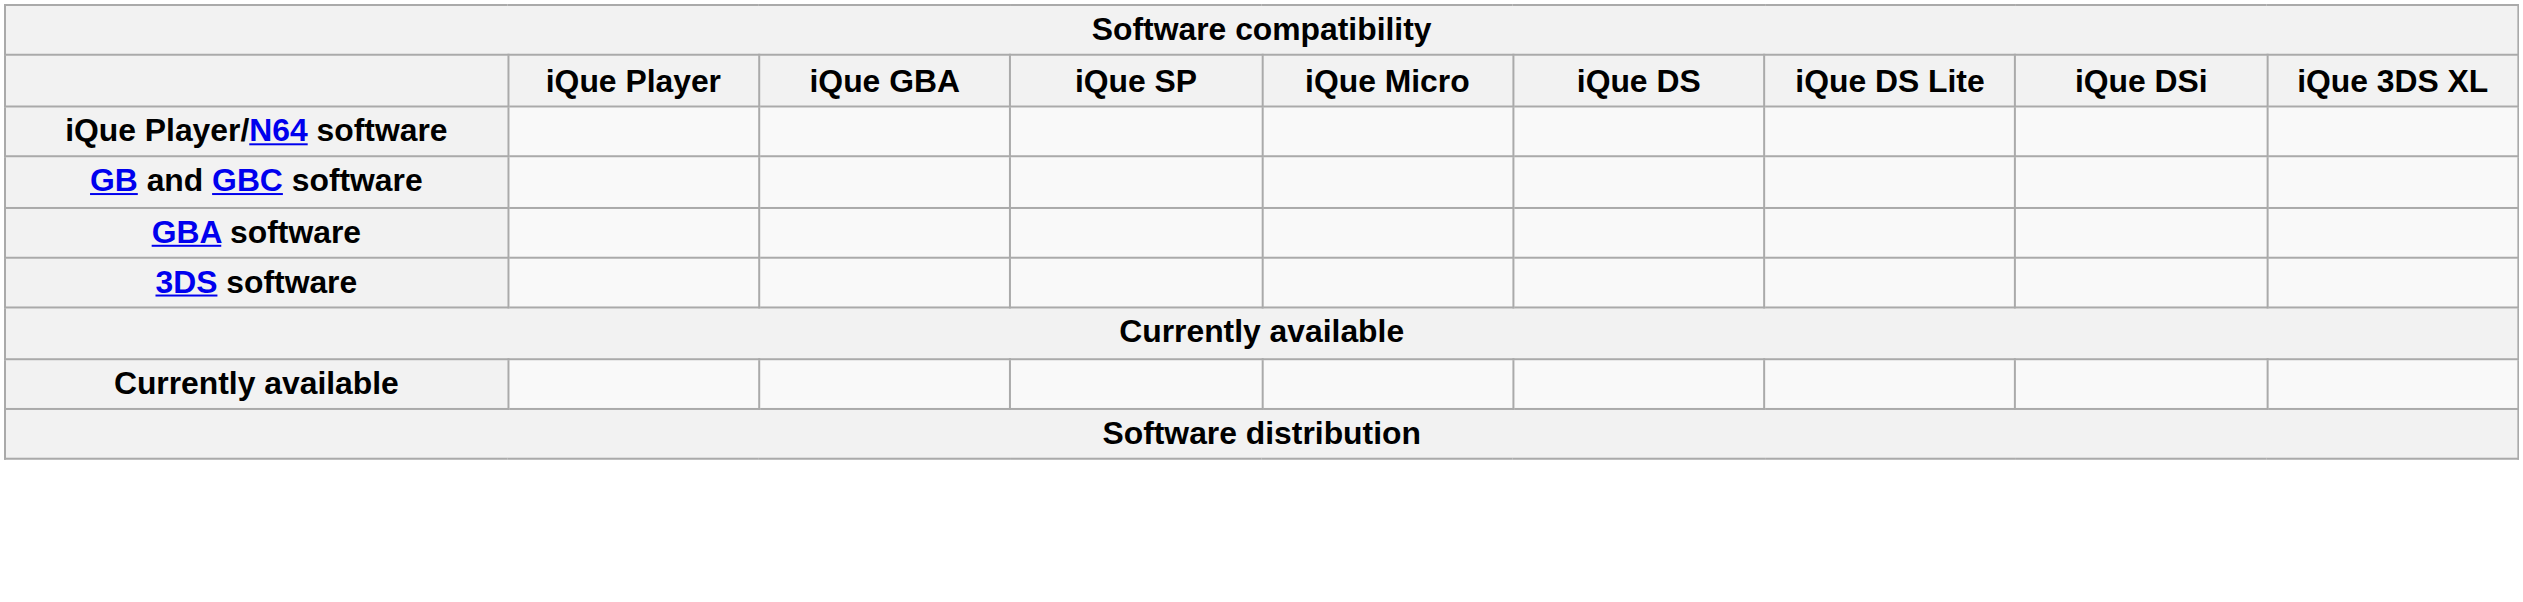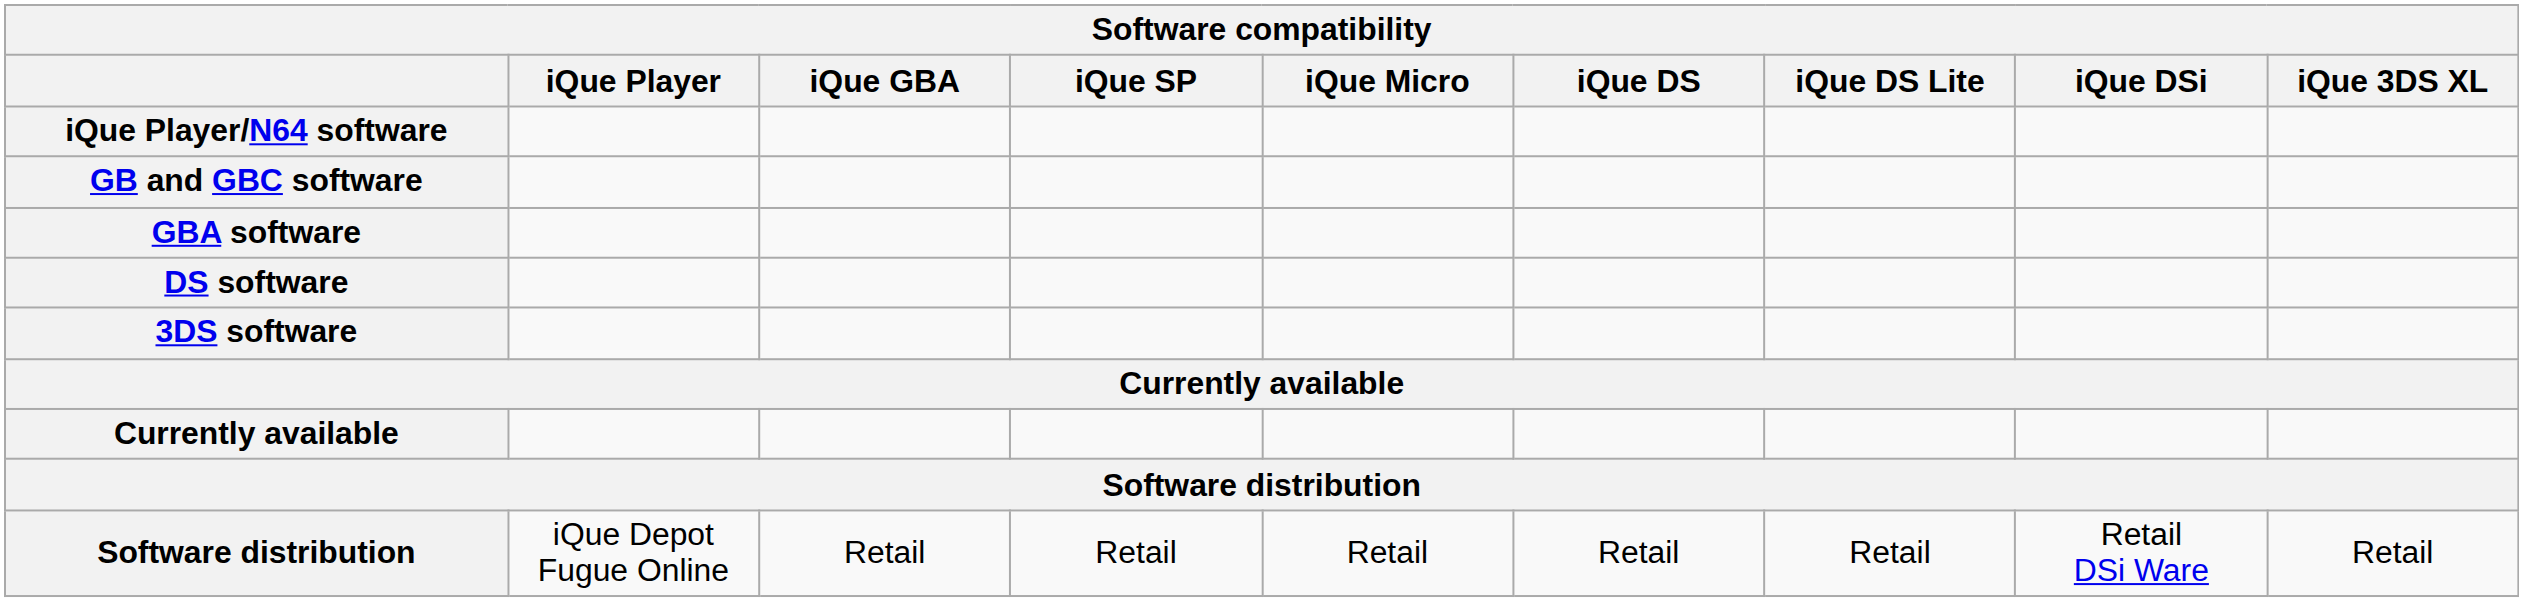+ row: (256, 282)
+ row: (256, 552)
